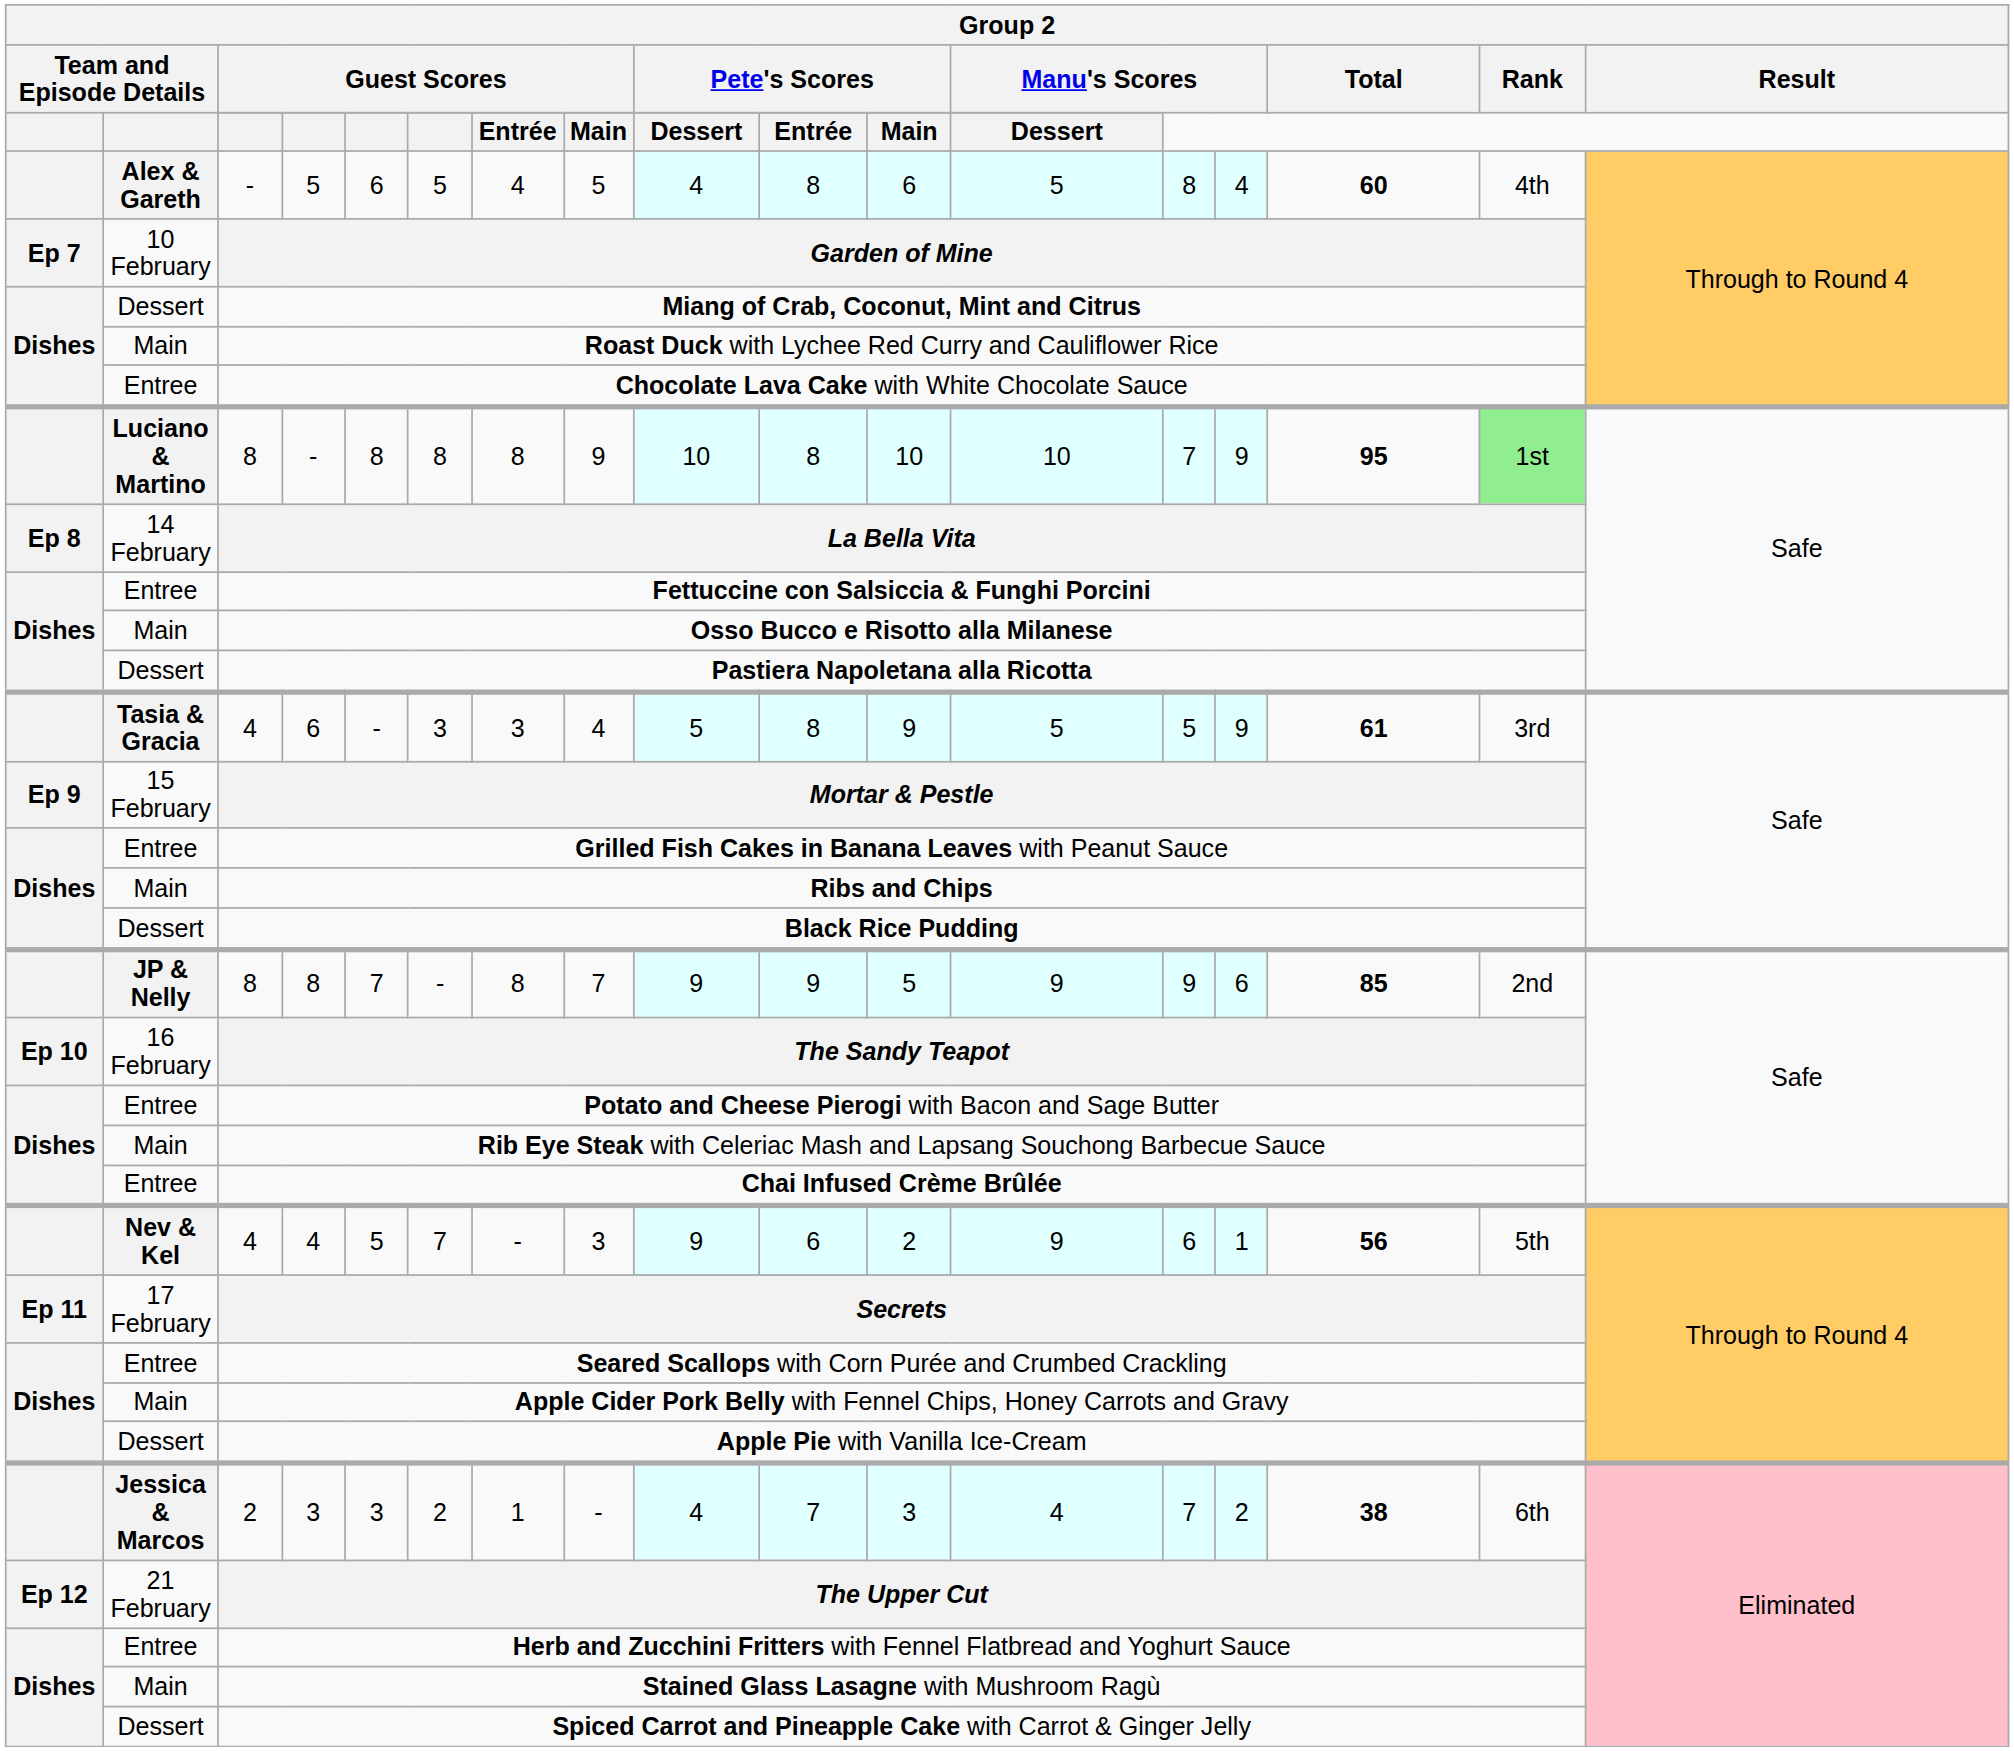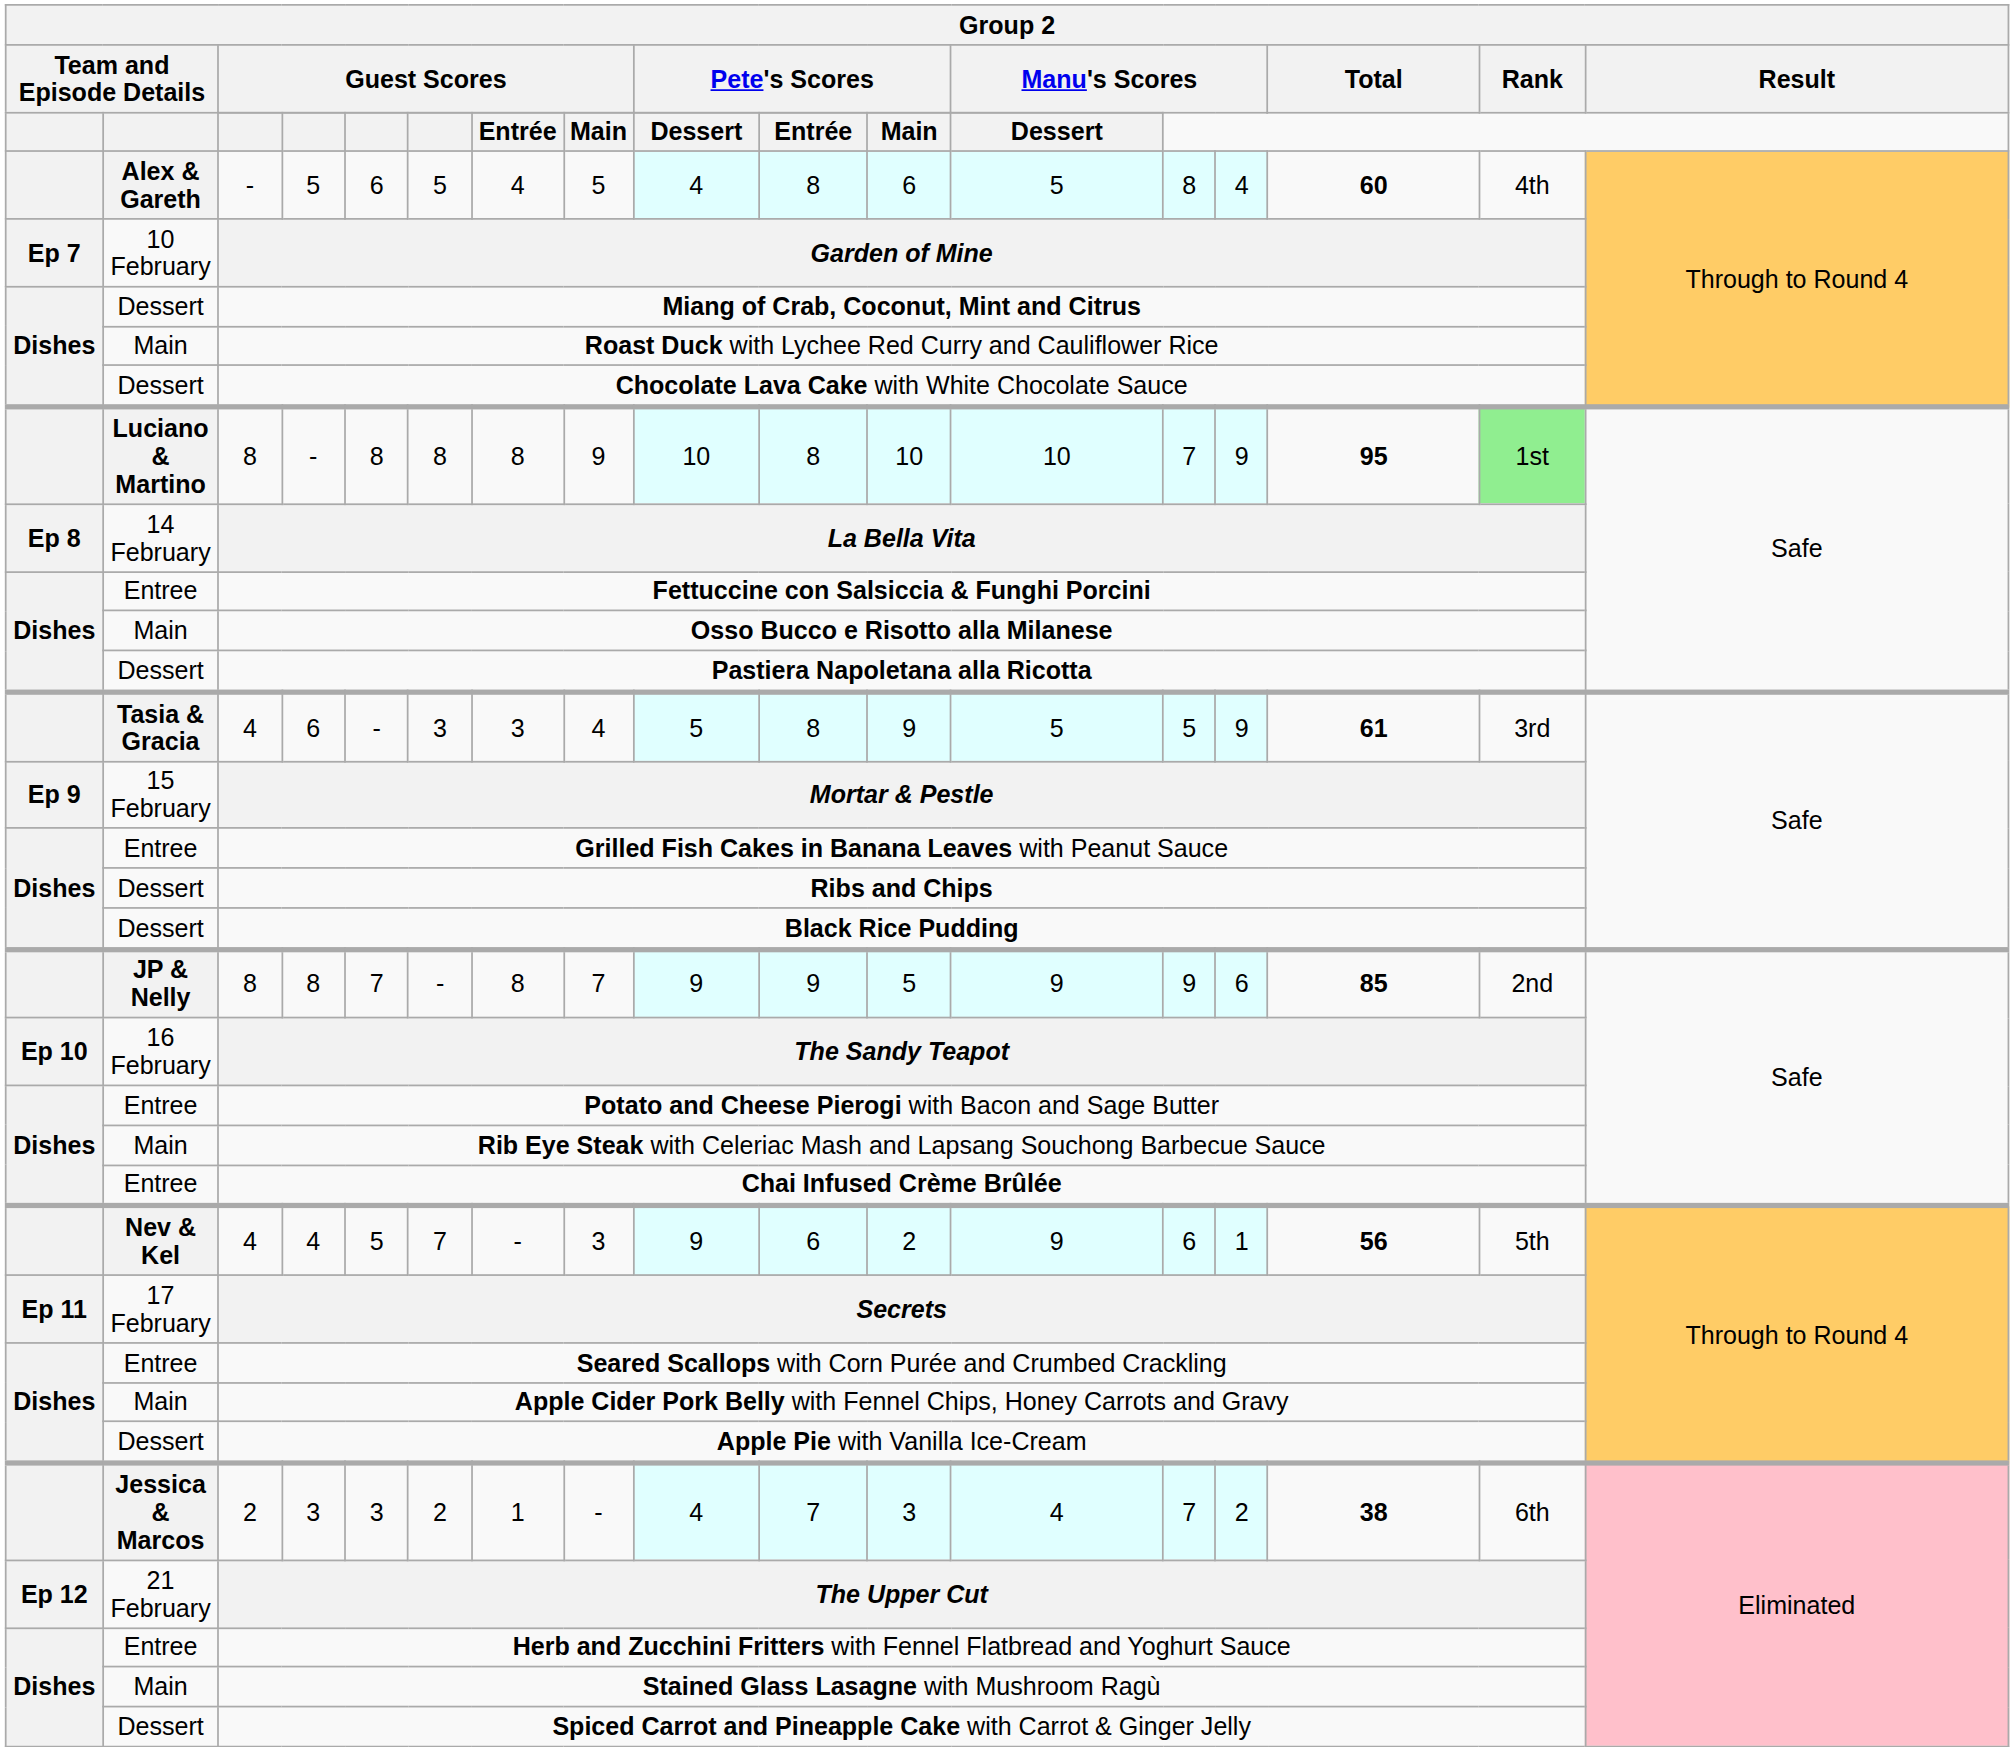(161, 386) Entree -> (161, 386) Dessert
(161, 888) Main -> (161, 888) Dessert
